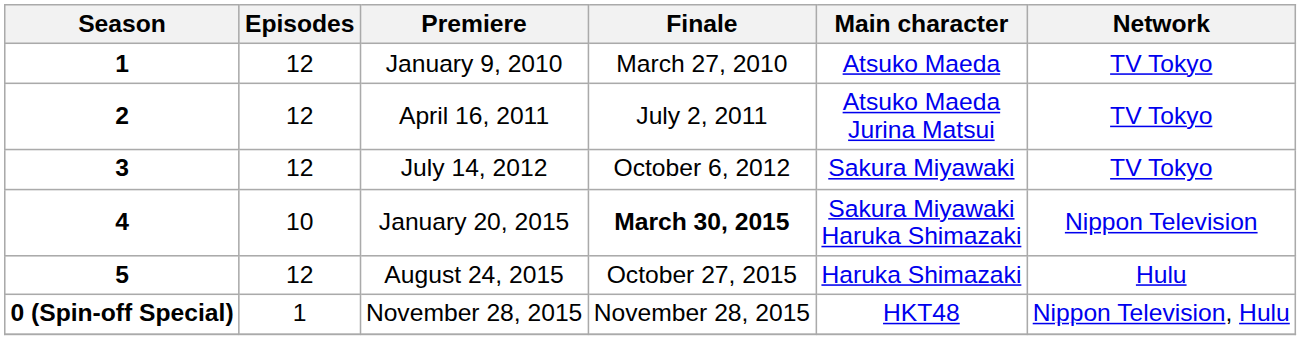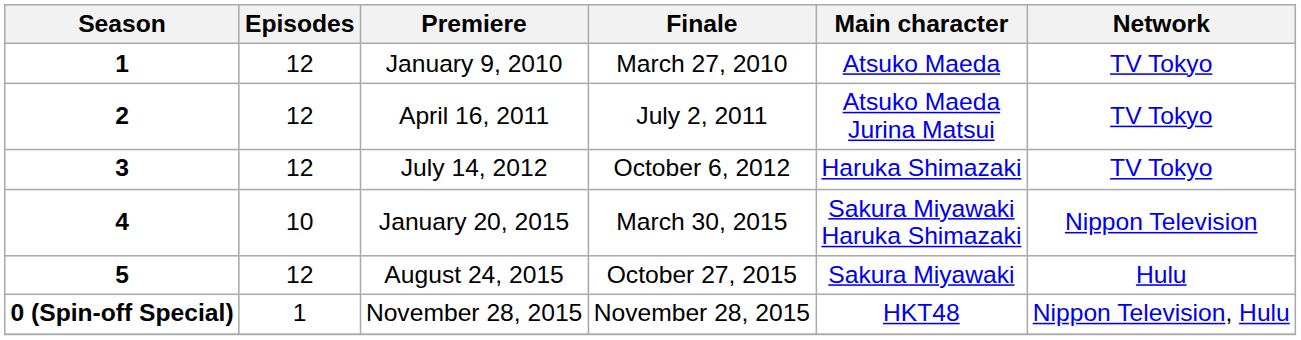(921, 168) Sakura Miyawaki -> (921, 168) Haruka Shimazaki
(702, 221) bold -> (702, 221) normal
(921, 274) Haruka Shimazaki -> (921, 274) Sakura Miyawaki
